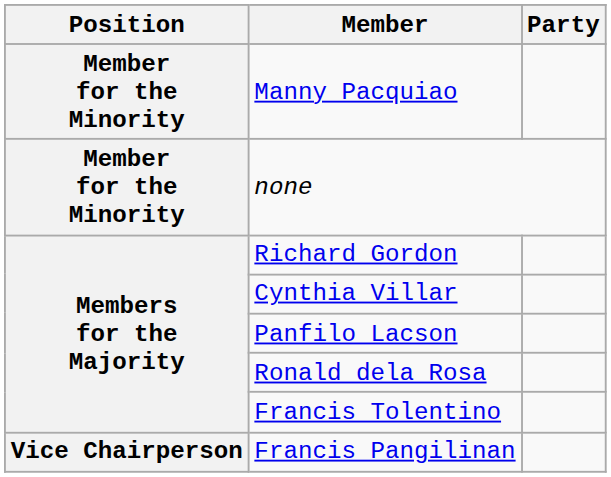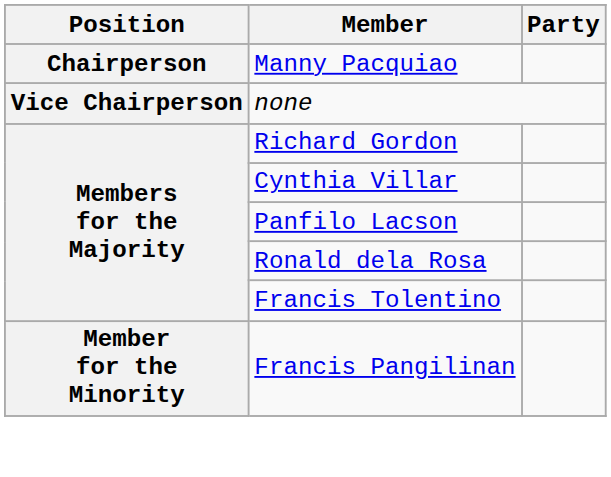(127, 92) Member for the Minority -> (127, 64) Chairperson
(127, 187) Member for the Minority -> (127, 103) Vice Chairperson
(127, 452) Vice Chairperson -> (127, 368) Member for the Minority
